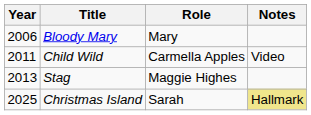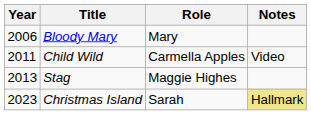(22, 99) 2025 -> (22, 99) 2023
